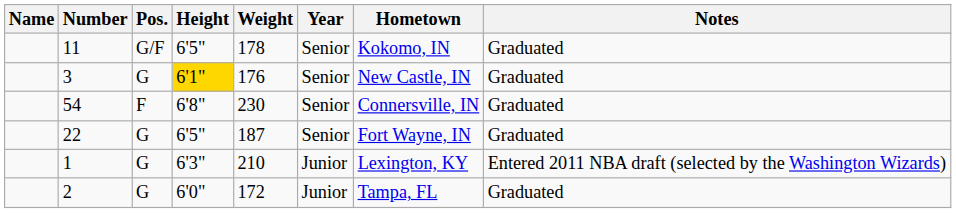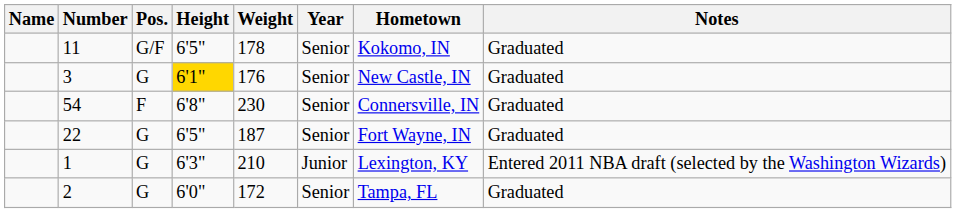(324, 192) Junior -> (325, 192) Senior
